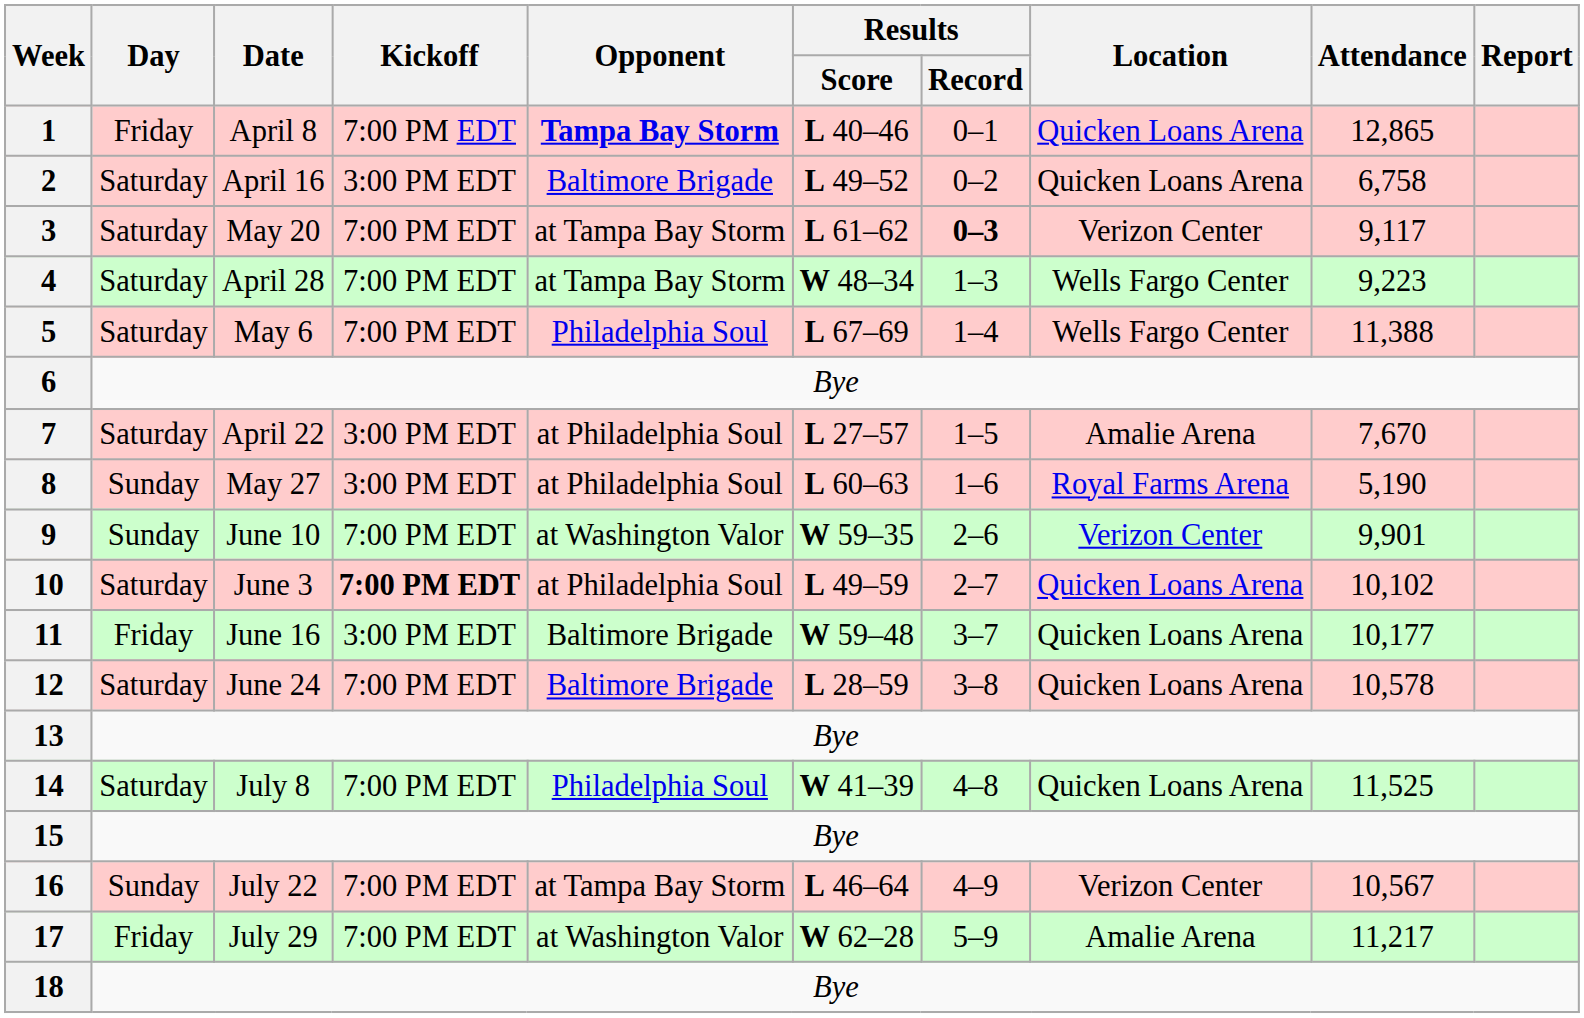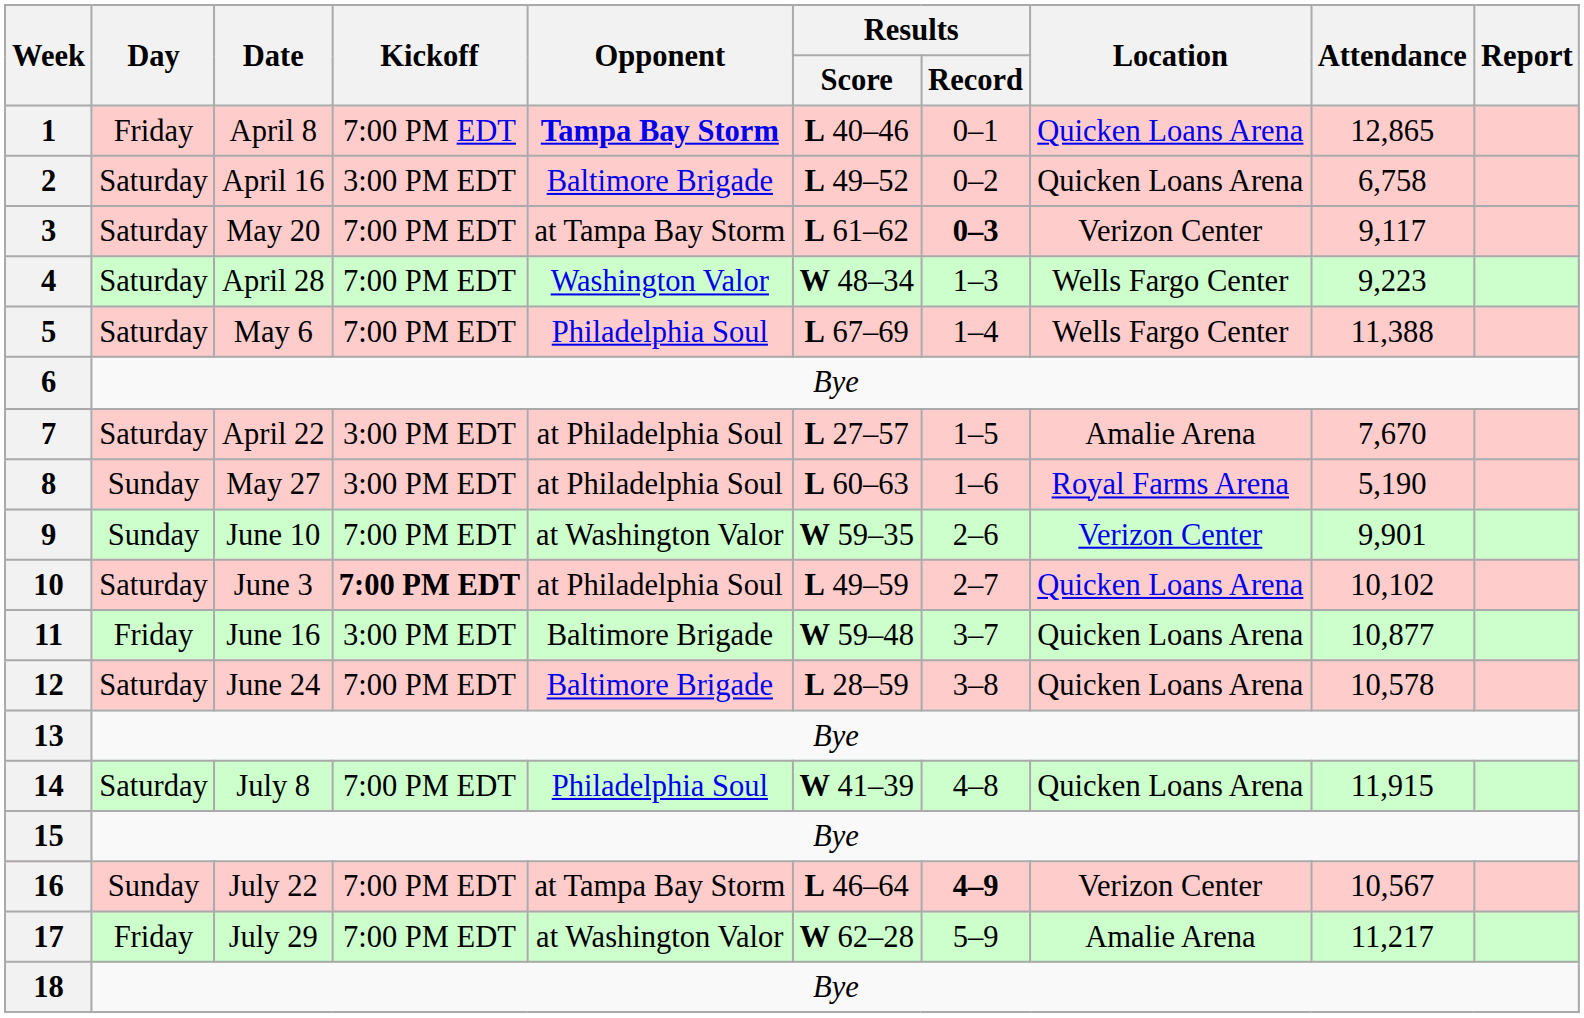(660, 281) at Tampa Bay Storm -> (660, 281) Washington Valor
(1392, 634) 10,177 -> (1392, 634) 10,877
(1392, 785) 11,525 -> (1392, 785) 11,915
(976, 886) normal -> (976, 886) bold
